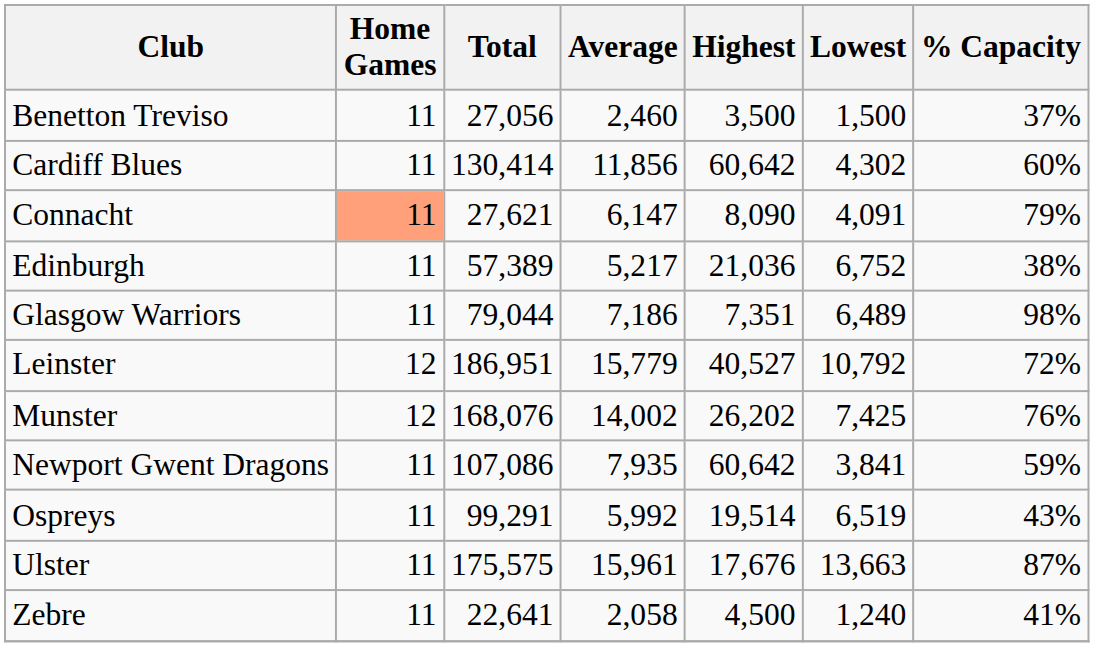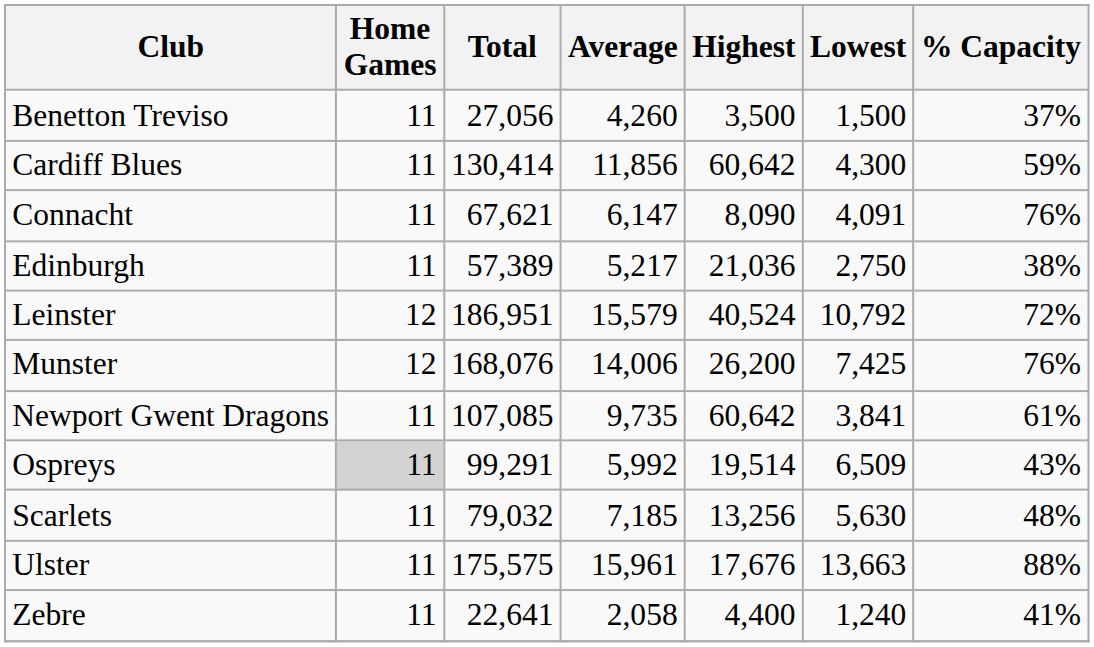(642, 114) 2,460 -> (642, 114) 4,260
(871, 164) 4,302 -> (871, 164) 4,300
(1052, 164) 60% -> (1052, 164) 59%
(421, 214) lightsalmon background -> (421, 214) no background
(510, 214) 27,621 -> (510, 214) 67,621
(1052, 214) 79% -> (1052, 214) 76%
(871, 264) 6,752 -> (871, 264) 2,750
- row: (127, 314)
(634, 364) 15,779 -> (634, 314) 15,579
(752, 364) 40,527 -> (752, 314) 40,524
(634, 414) 14,002 -> (634, 364) 14,006
(752, 414) 26,202 -> (752, 364) 26,200
(502, 464) 107,086 -> (502, 414) 107,085
(642, 464) 7,935 -> (642, 414) 9,735
(1052, 464) 59% -> (1052, 414) 61%
(421, 514) no background -> (421, 464) lightgrey background
(871, 514) 6,519 -> (871, 464) 6,509
+ row: (62, 514)
(1052, 564) 87% -> (1052, 564) 88%
(760, 614) 4,500 -> (760, 614) 4,400
